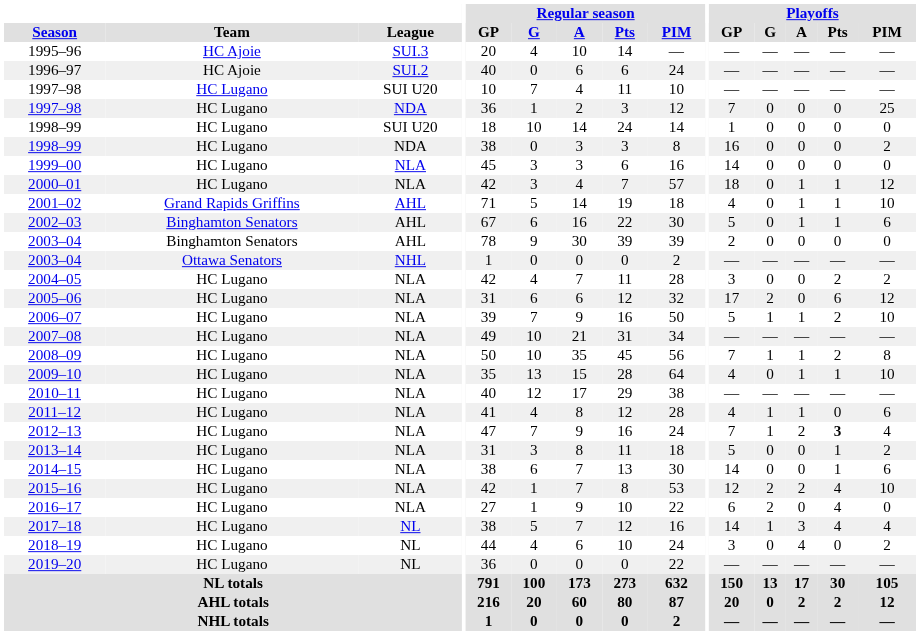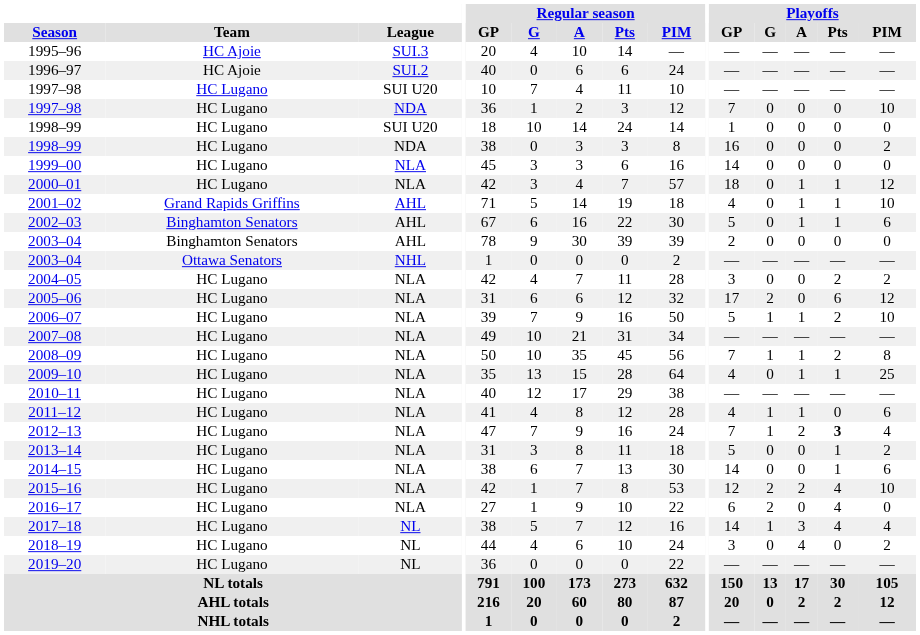(887, 108) 25 -> (887, 108) 10
(887, 374) 10 -> (887, 374) 25
